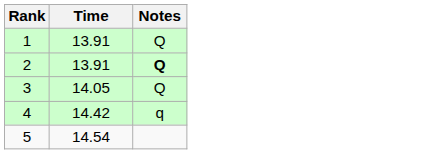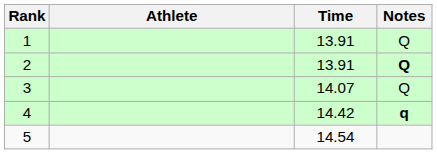+ column: (172, 16)
(91, 88) 14.05 -> (335, 88) 14.07
(160, 112) normal -> (404, 112) bold
